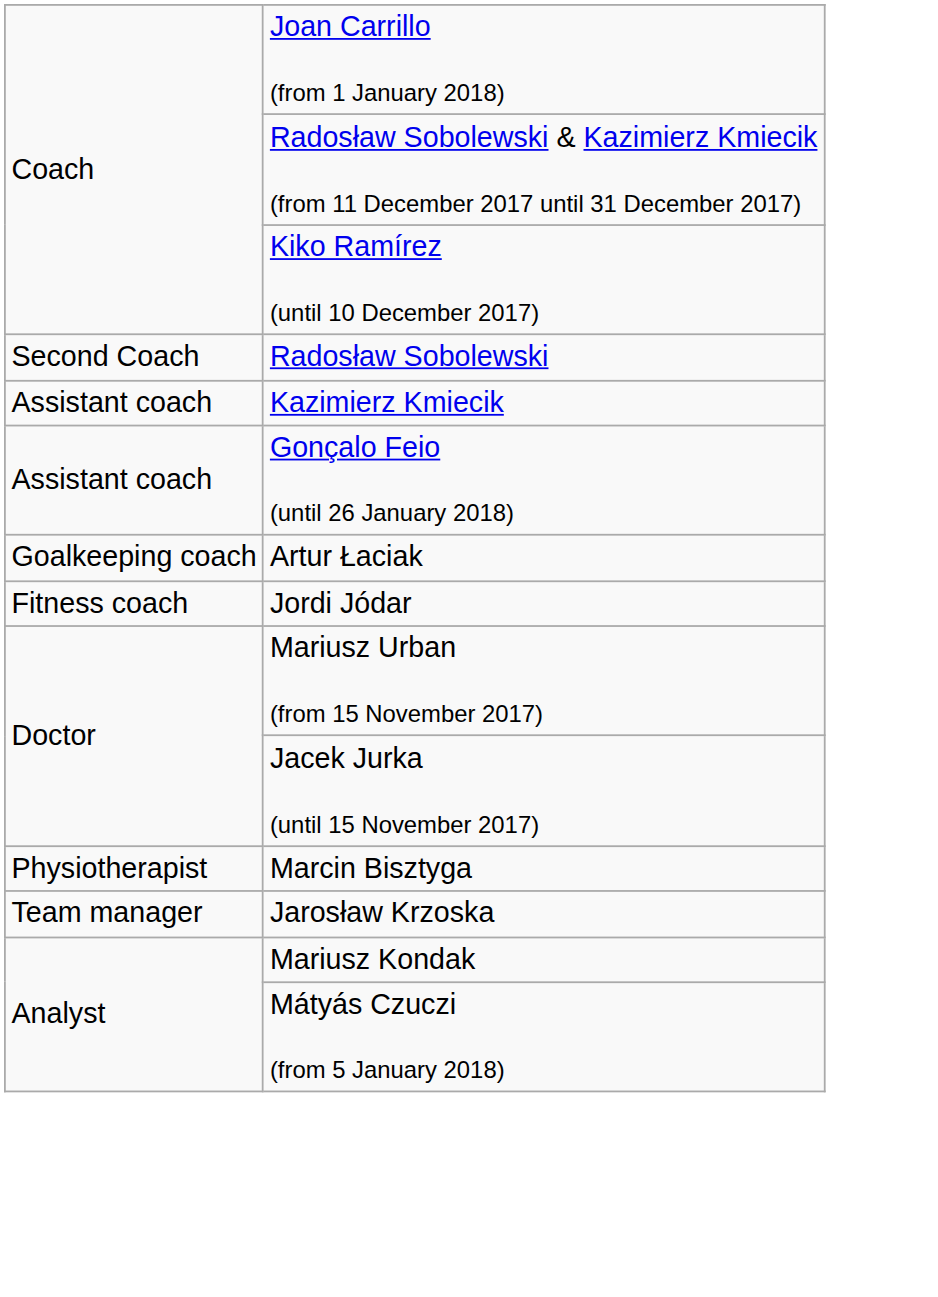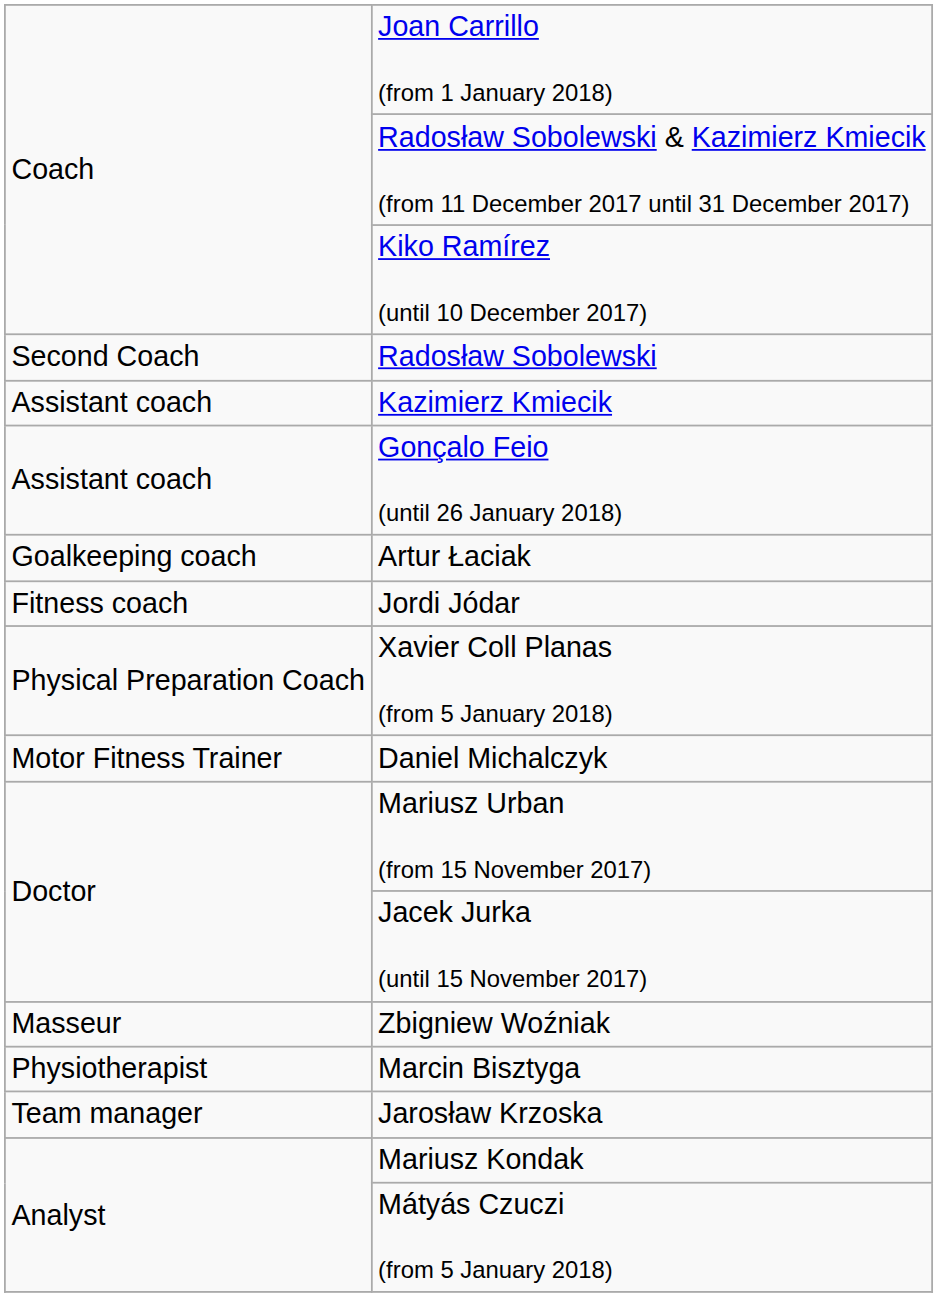+ row: (495, 680)
+ row: (493, 758)
+ row: (494, 1023)
